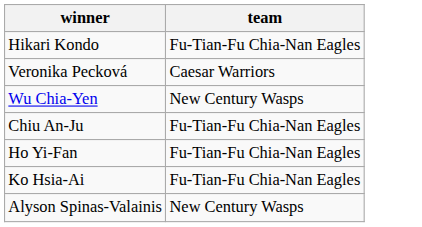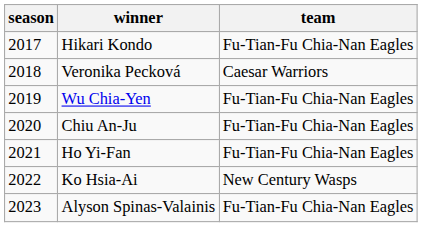+ column: (31, 18)
(237, 99) New Century Wasps -> (318, 99) Fu-Tian-Fu Chia-Nan Eagles
(265, 180) Fu-Tian-Fu Chia-Nan Eagles -> (290, 180) New Century Wasps
(237, 207) New Century Wasps -> (318, 207) Fu-Tian-Fu Chia-Nan Eagles
